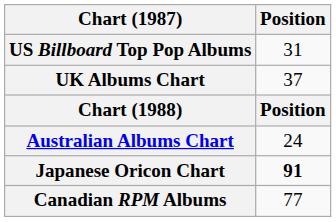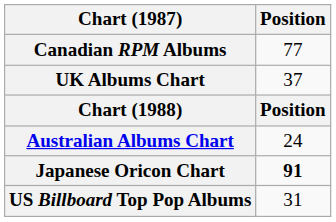rows swapped: (130, 200) <-> (130, 49)
